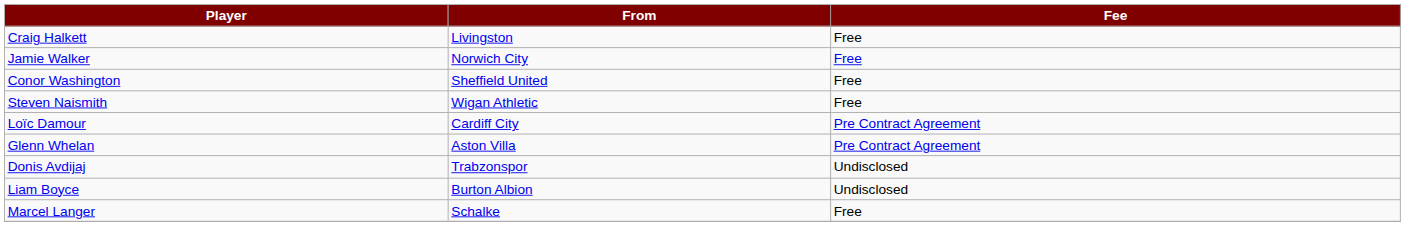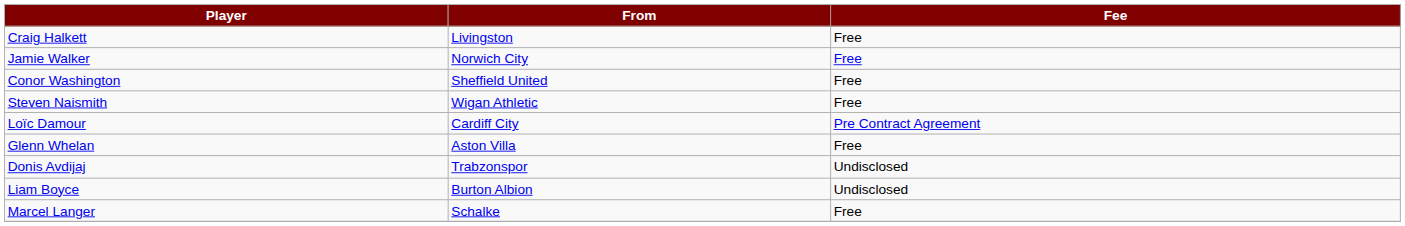(907, 145) Pre Contract Agreement -> (848, 145) Free
